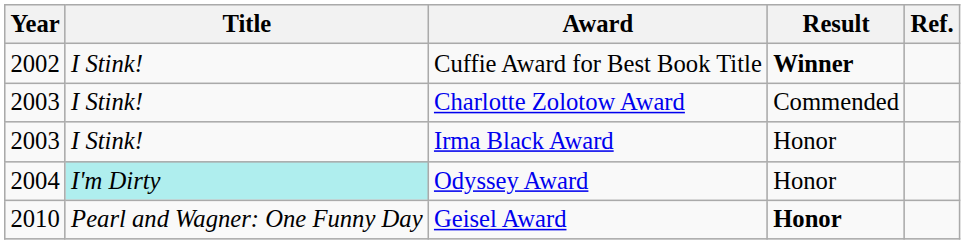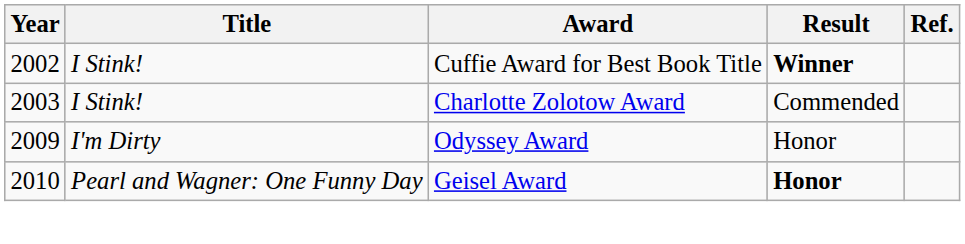- row: (524, 141)
(35, 180) 2004 -> (35, 141) 2009
(116, 180) paleturquoise background -> (116, 141) no background
